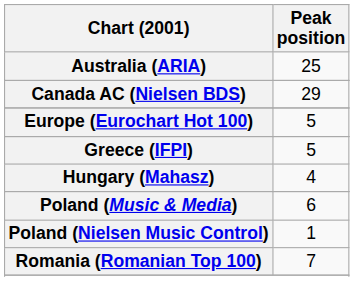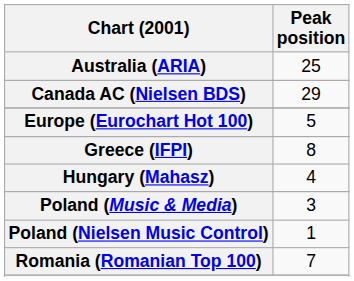(311, 149) 5 -> (311, 149) 8
(311, 205) 6 -> (311, 205) 3
